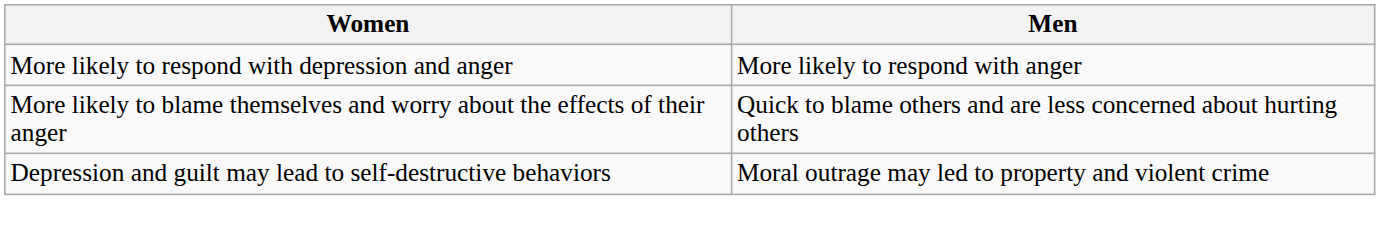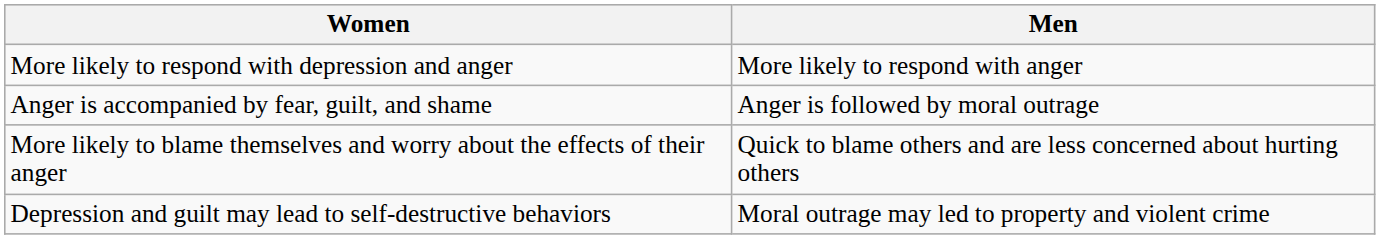+ row: (251, 104)
